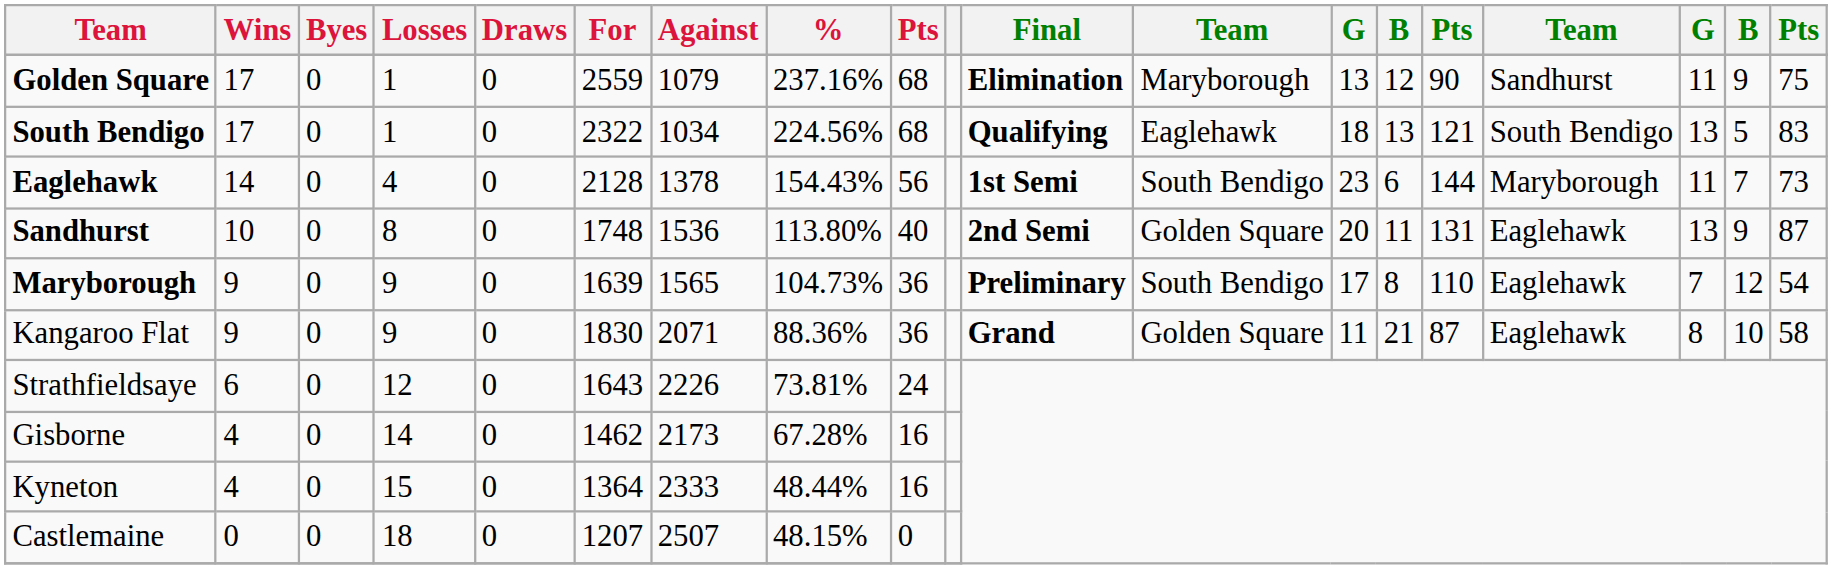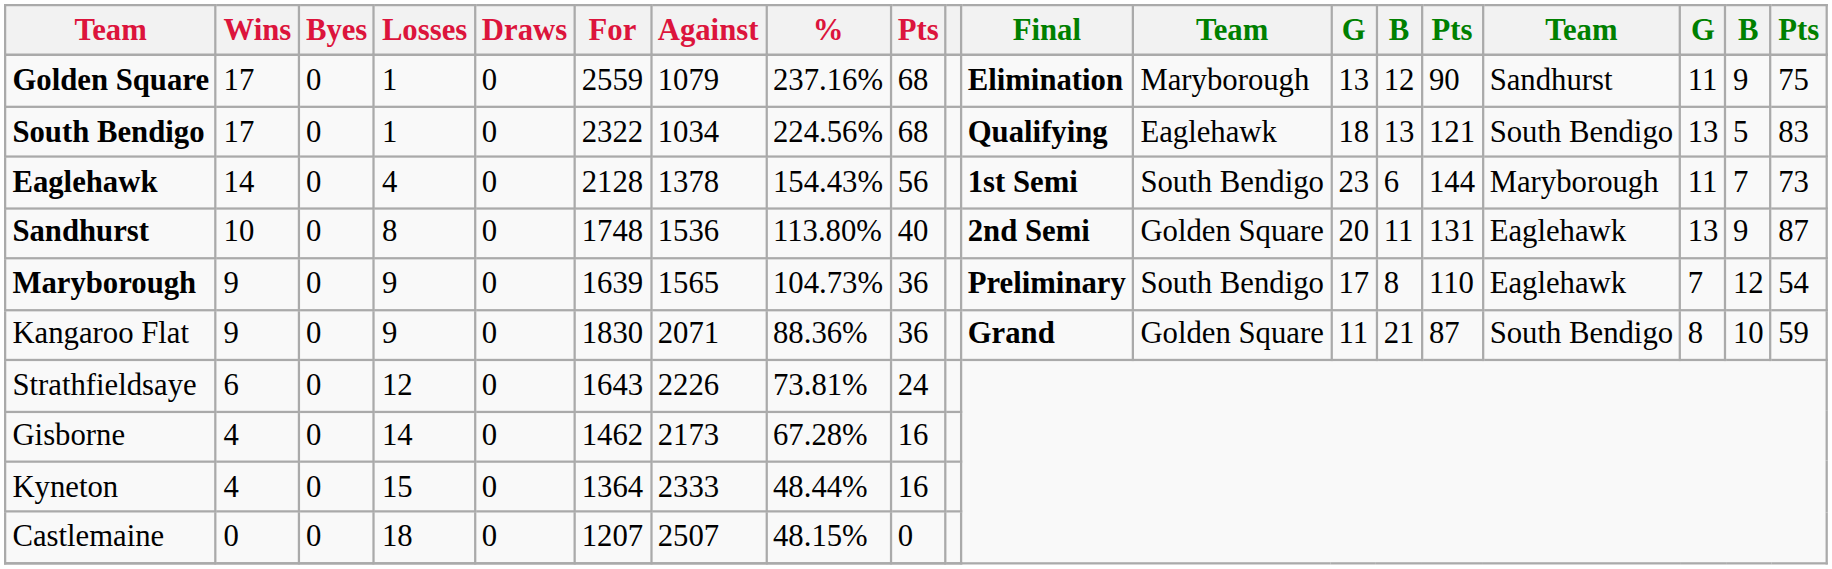(1558, 333) Eaglehawk -> (1581, 333) South Bendigo
(1794, 333) 58 -> (1794, 333) 59
